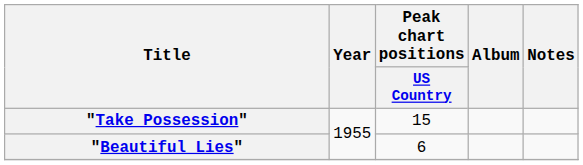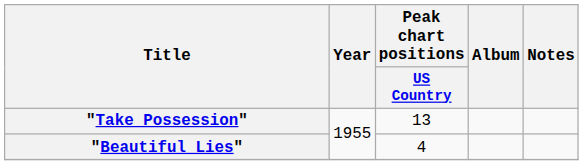(422, 121) 15 -> (422, 121) 13
(422, 147) 6 -> (422, 147) 4
